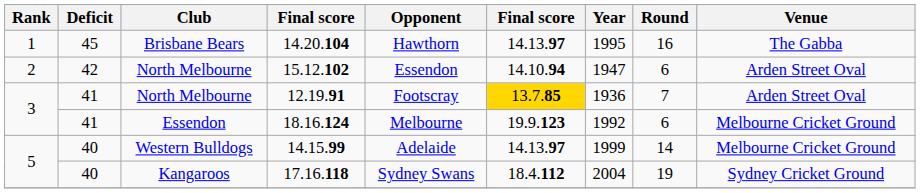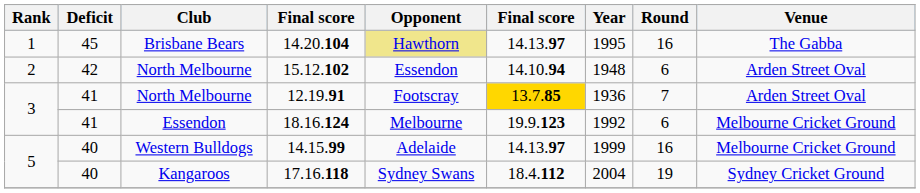(426, 43) no background -> (426, 43) khaki background
(609, 69) 1947 -> (609, 69) 1948
(665, 148) 14 -> (665, 148) 16
